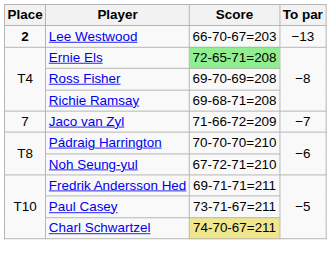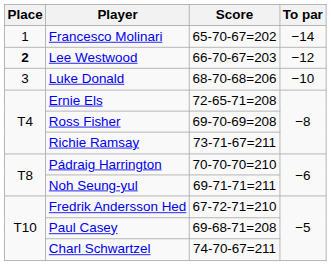+ row: (106, 36)
(303, 36) −13 -> (303, 57) −12
+ row: (87, 79)
(235, 57) lightgreen background -> (235, 100) no background
(235, 100) 69-68-71=208 -> (235, 143) 73-71-67=211
- row: (87, 121)
(235, 164) 67-72-71=210 -> (235, 185) 69-71-71=211
(235, 185) 69-71-71=211 -> (235, 206) 67-72-71=210
(235, 206) 73-71-67=211 -> (235, 228) 69-68-71=208
(235, 228) khaki background -> (235, 249) no background
